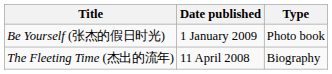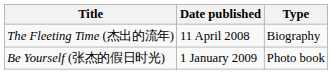rows swapped: (91, 57) <-> (86, 35)
